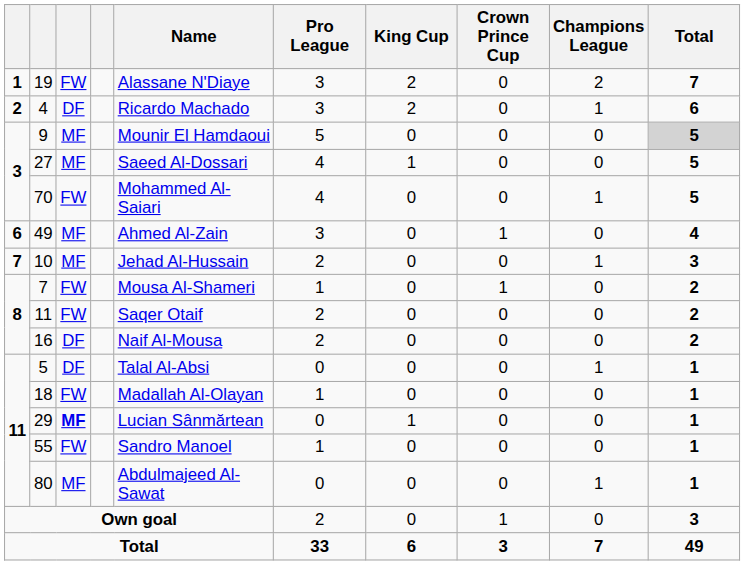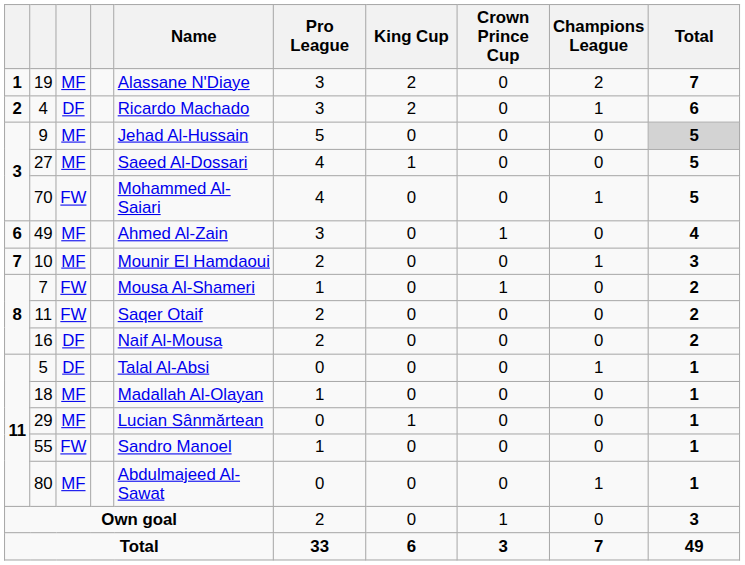(73, 82) FW -> (73, 82) MF
(194, 135) Mounir El Hamdaoui -> (183, 135) Jehad Al-Hussain
(183, 261) Jehad Al-Hussain -> (194, 261) Mounir El Hamdaoui
(73, 394) FW -> (73, 394) MF
(73, 420) bold -> (73, 420) normal
